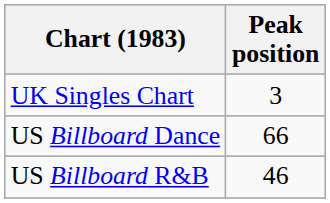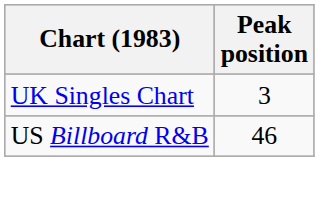- row: (115, 135)
